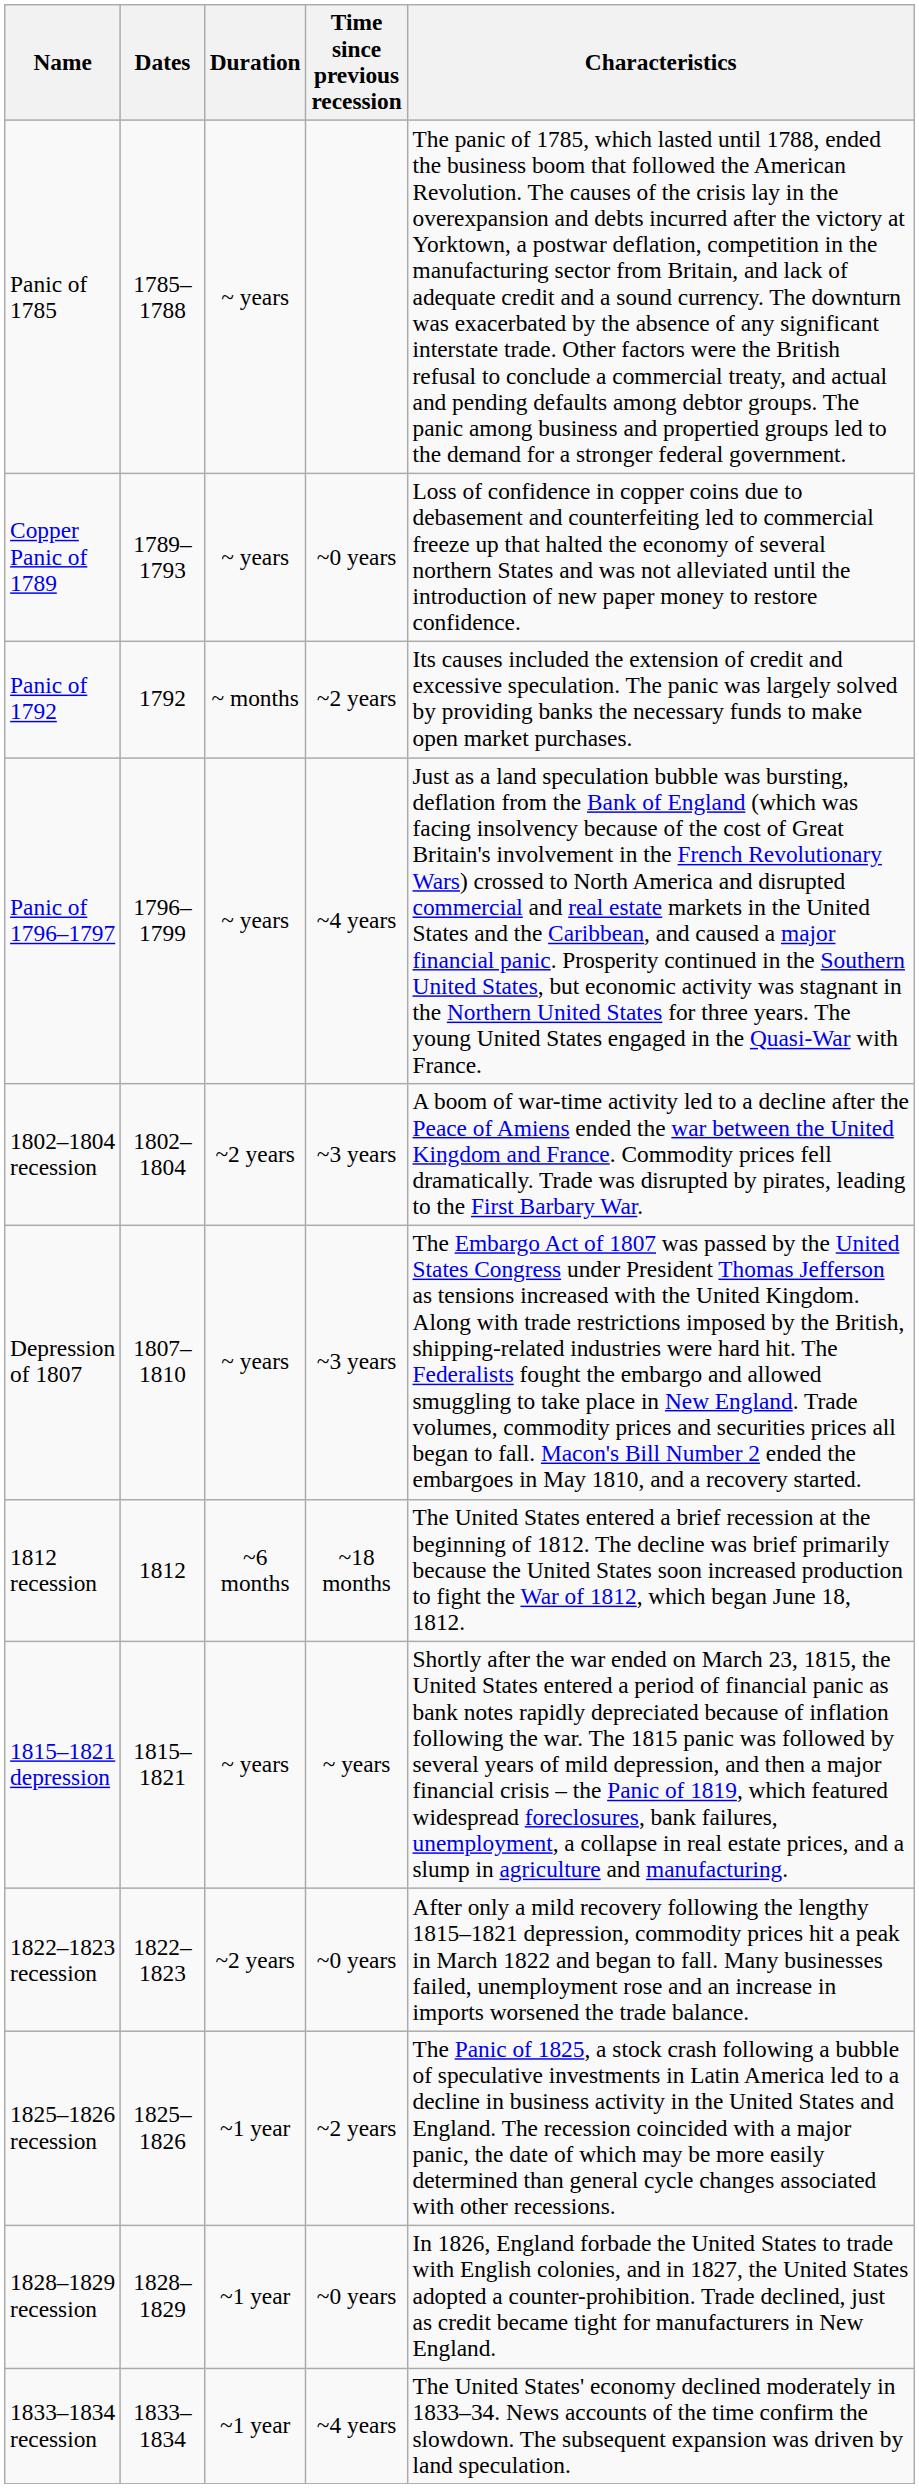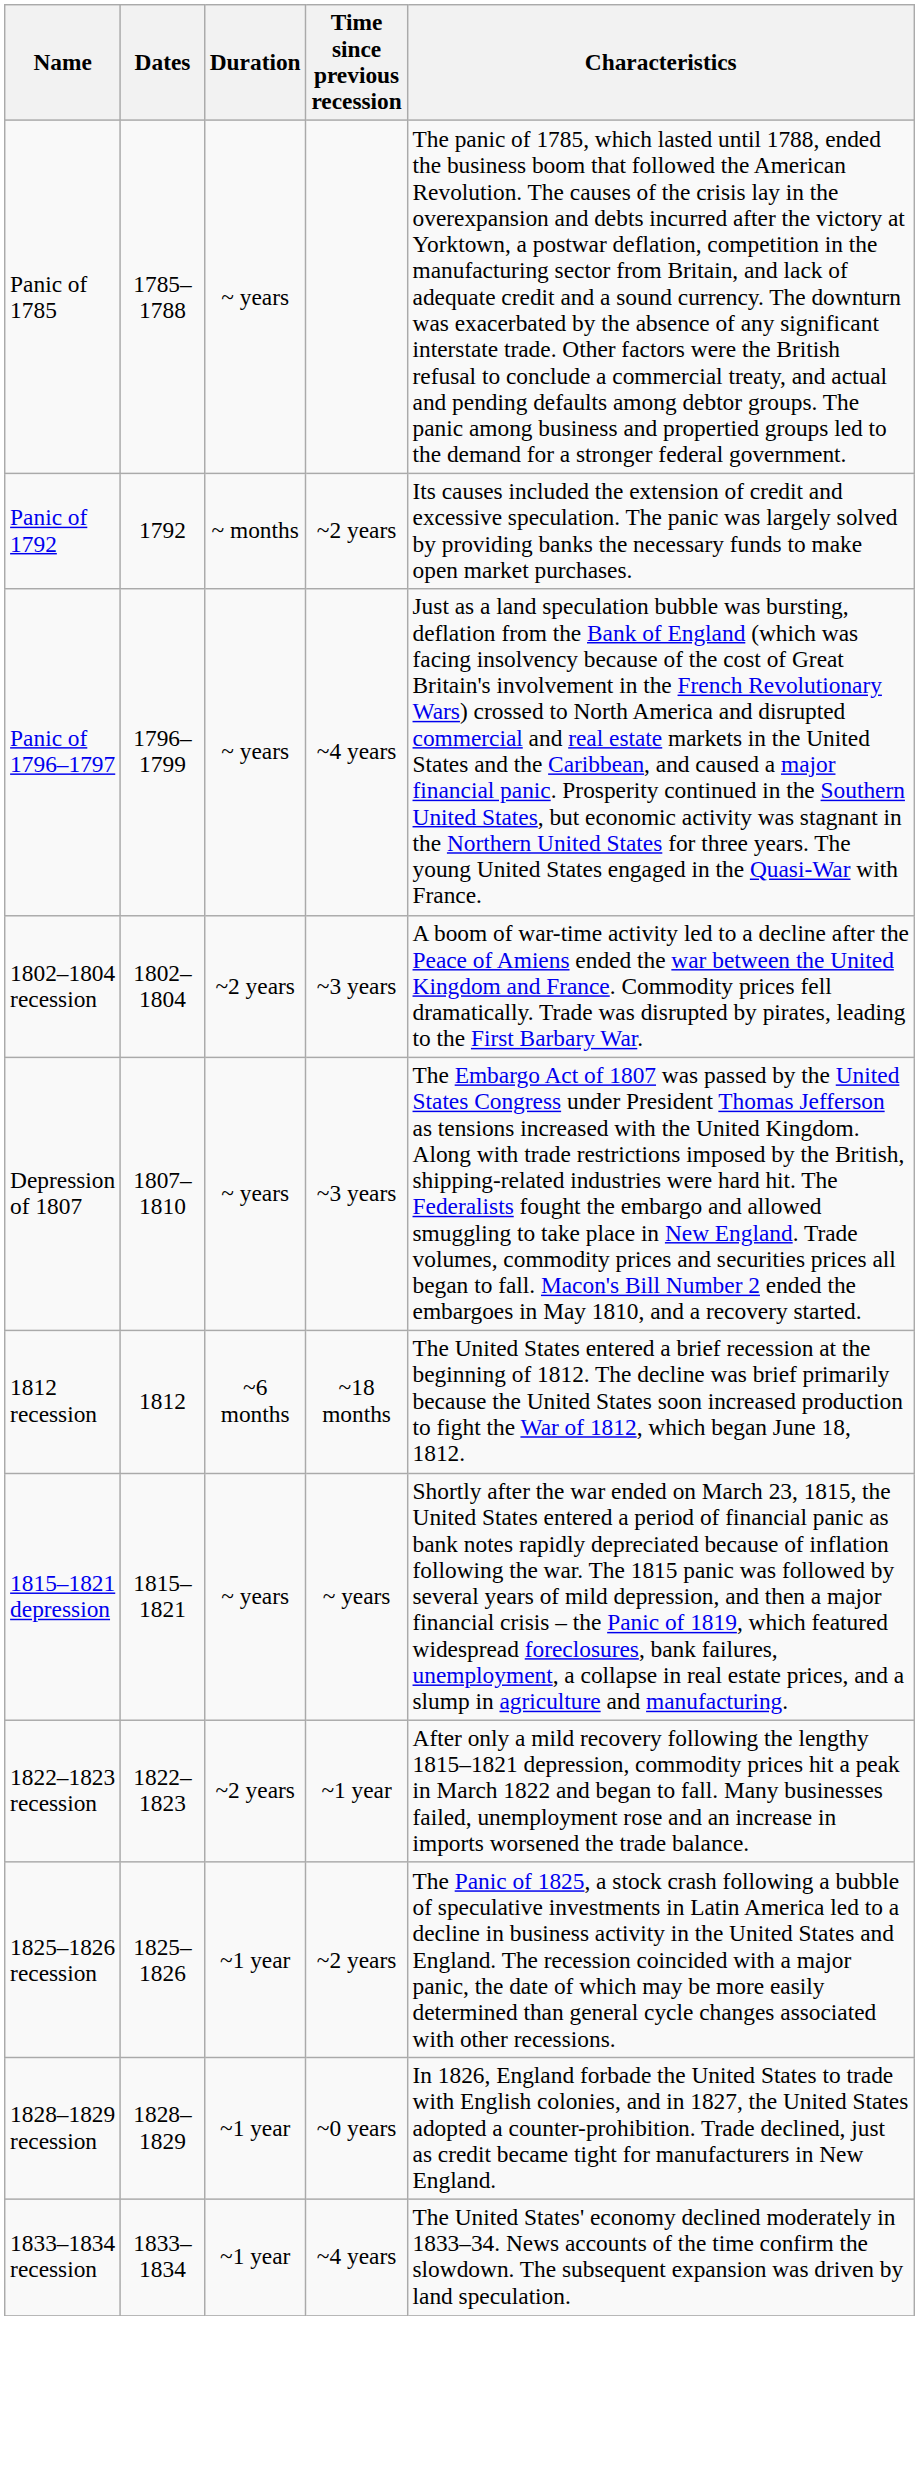- row: (49, 557)
(357, 1959) ~0 years -> (357, 1791) ~1 year
